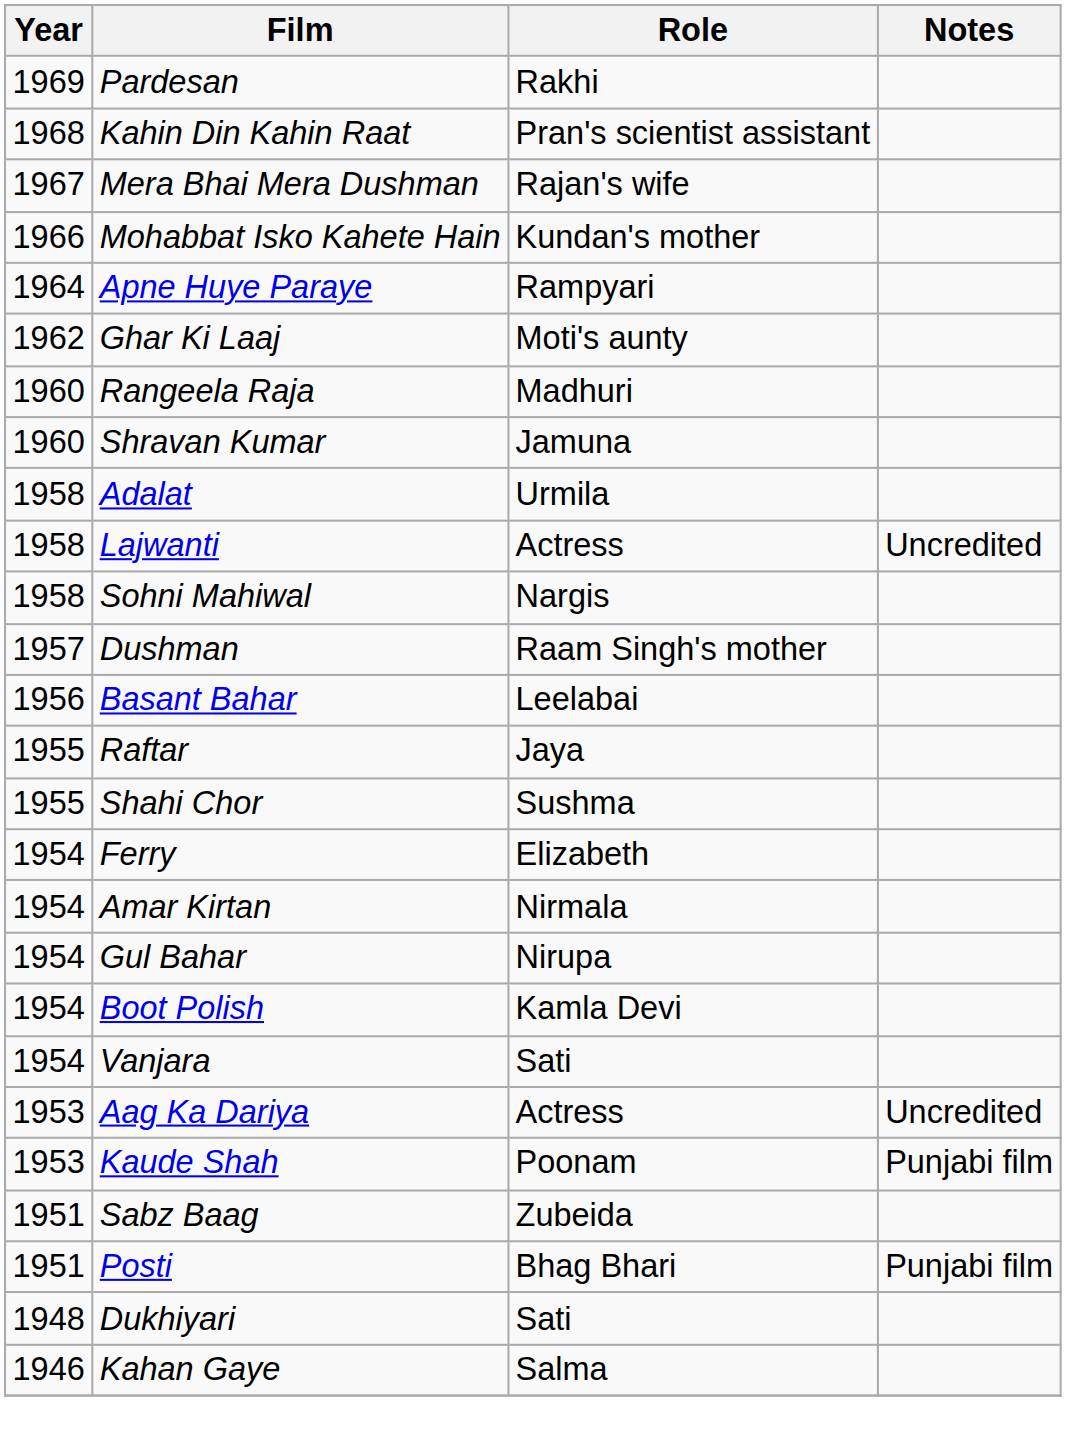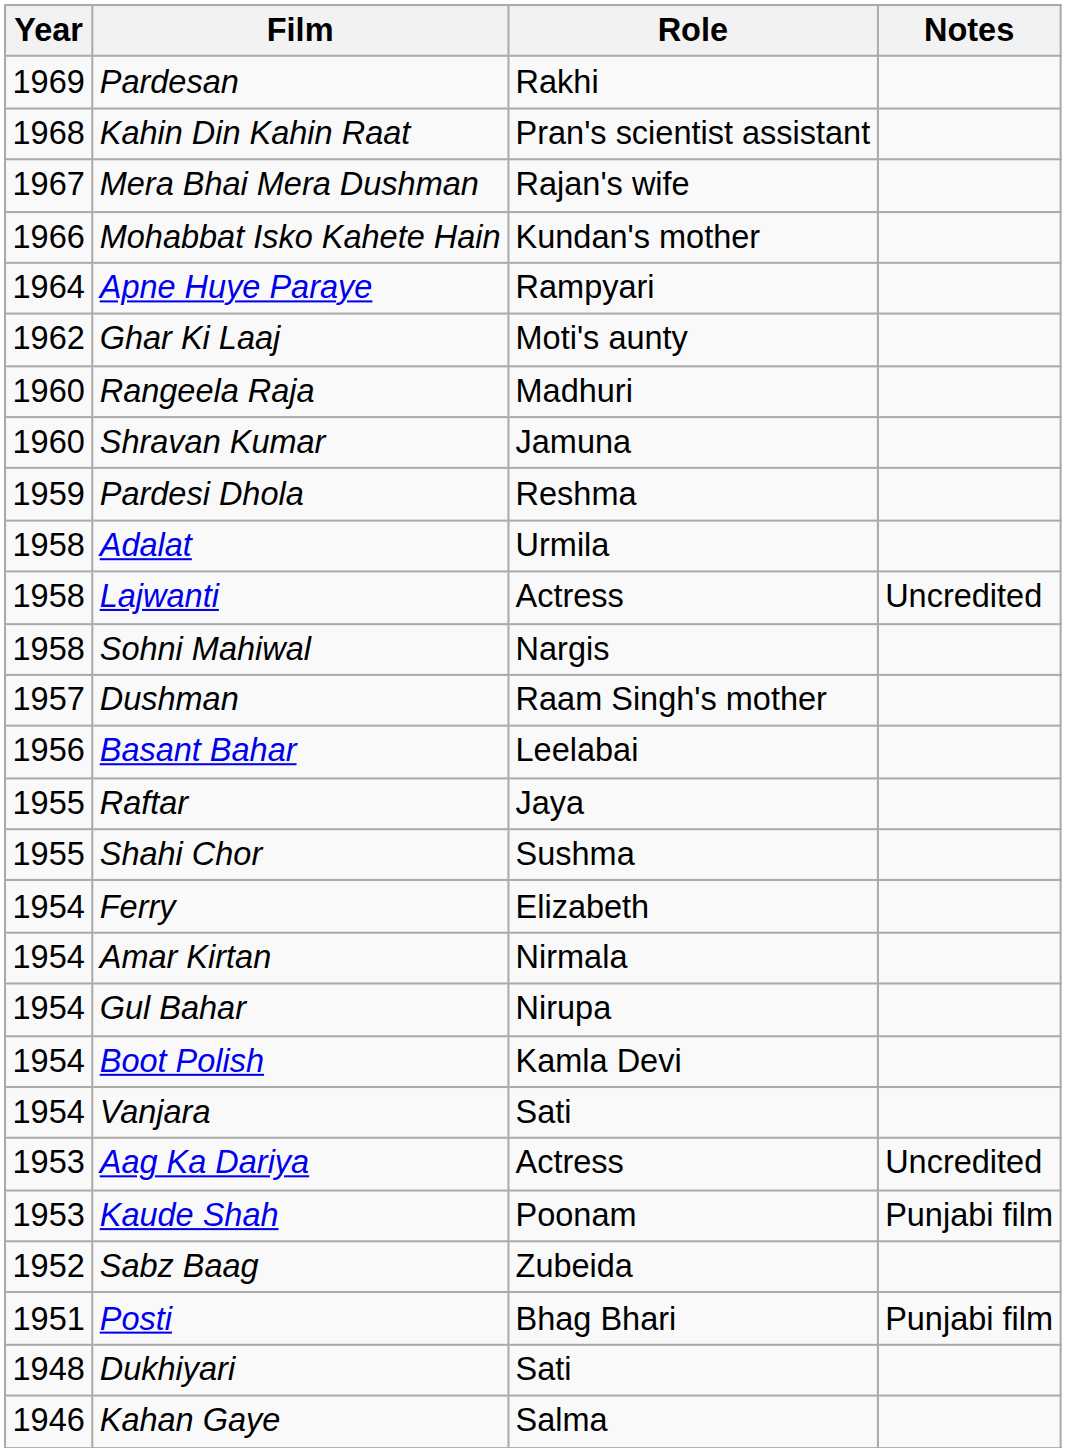+ row: (202, 493)
(49, 1215) 1951 -> (49, 1266) 1952
